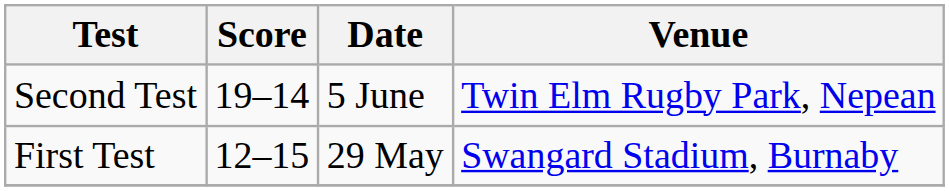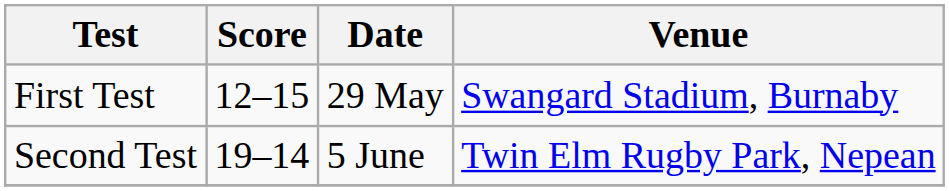rows swapped: (84, 154) <-> (105, 94)
